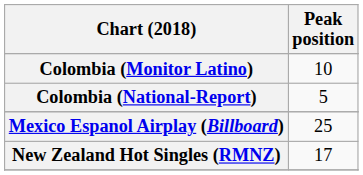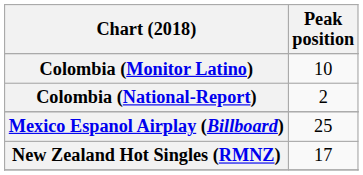(323, 97) 5 -> (323, 97) 2
